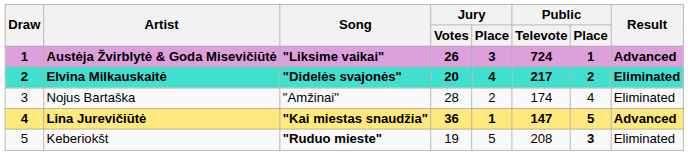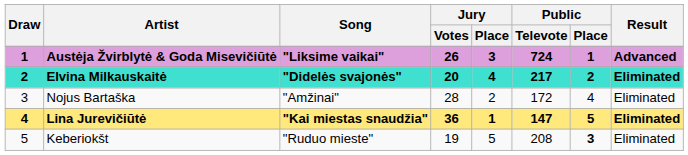(541, 98) 174 -> (541, 98) 172
(645, 118) Advanced -> (647, 118) Eliminated
(332, 139) bold -> (328, 139) normal
